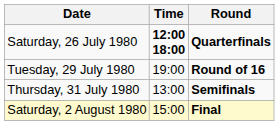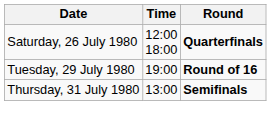(169, 42) bold -> (161, 42) normal
- row: (77, 110)
